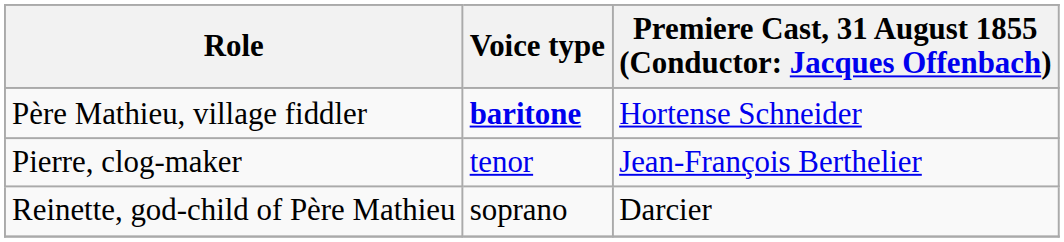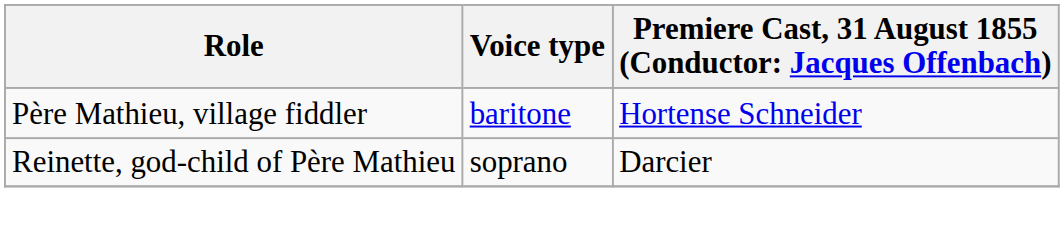(525, 112) bold -> (520, 112) normal
- row: (127, 161)
